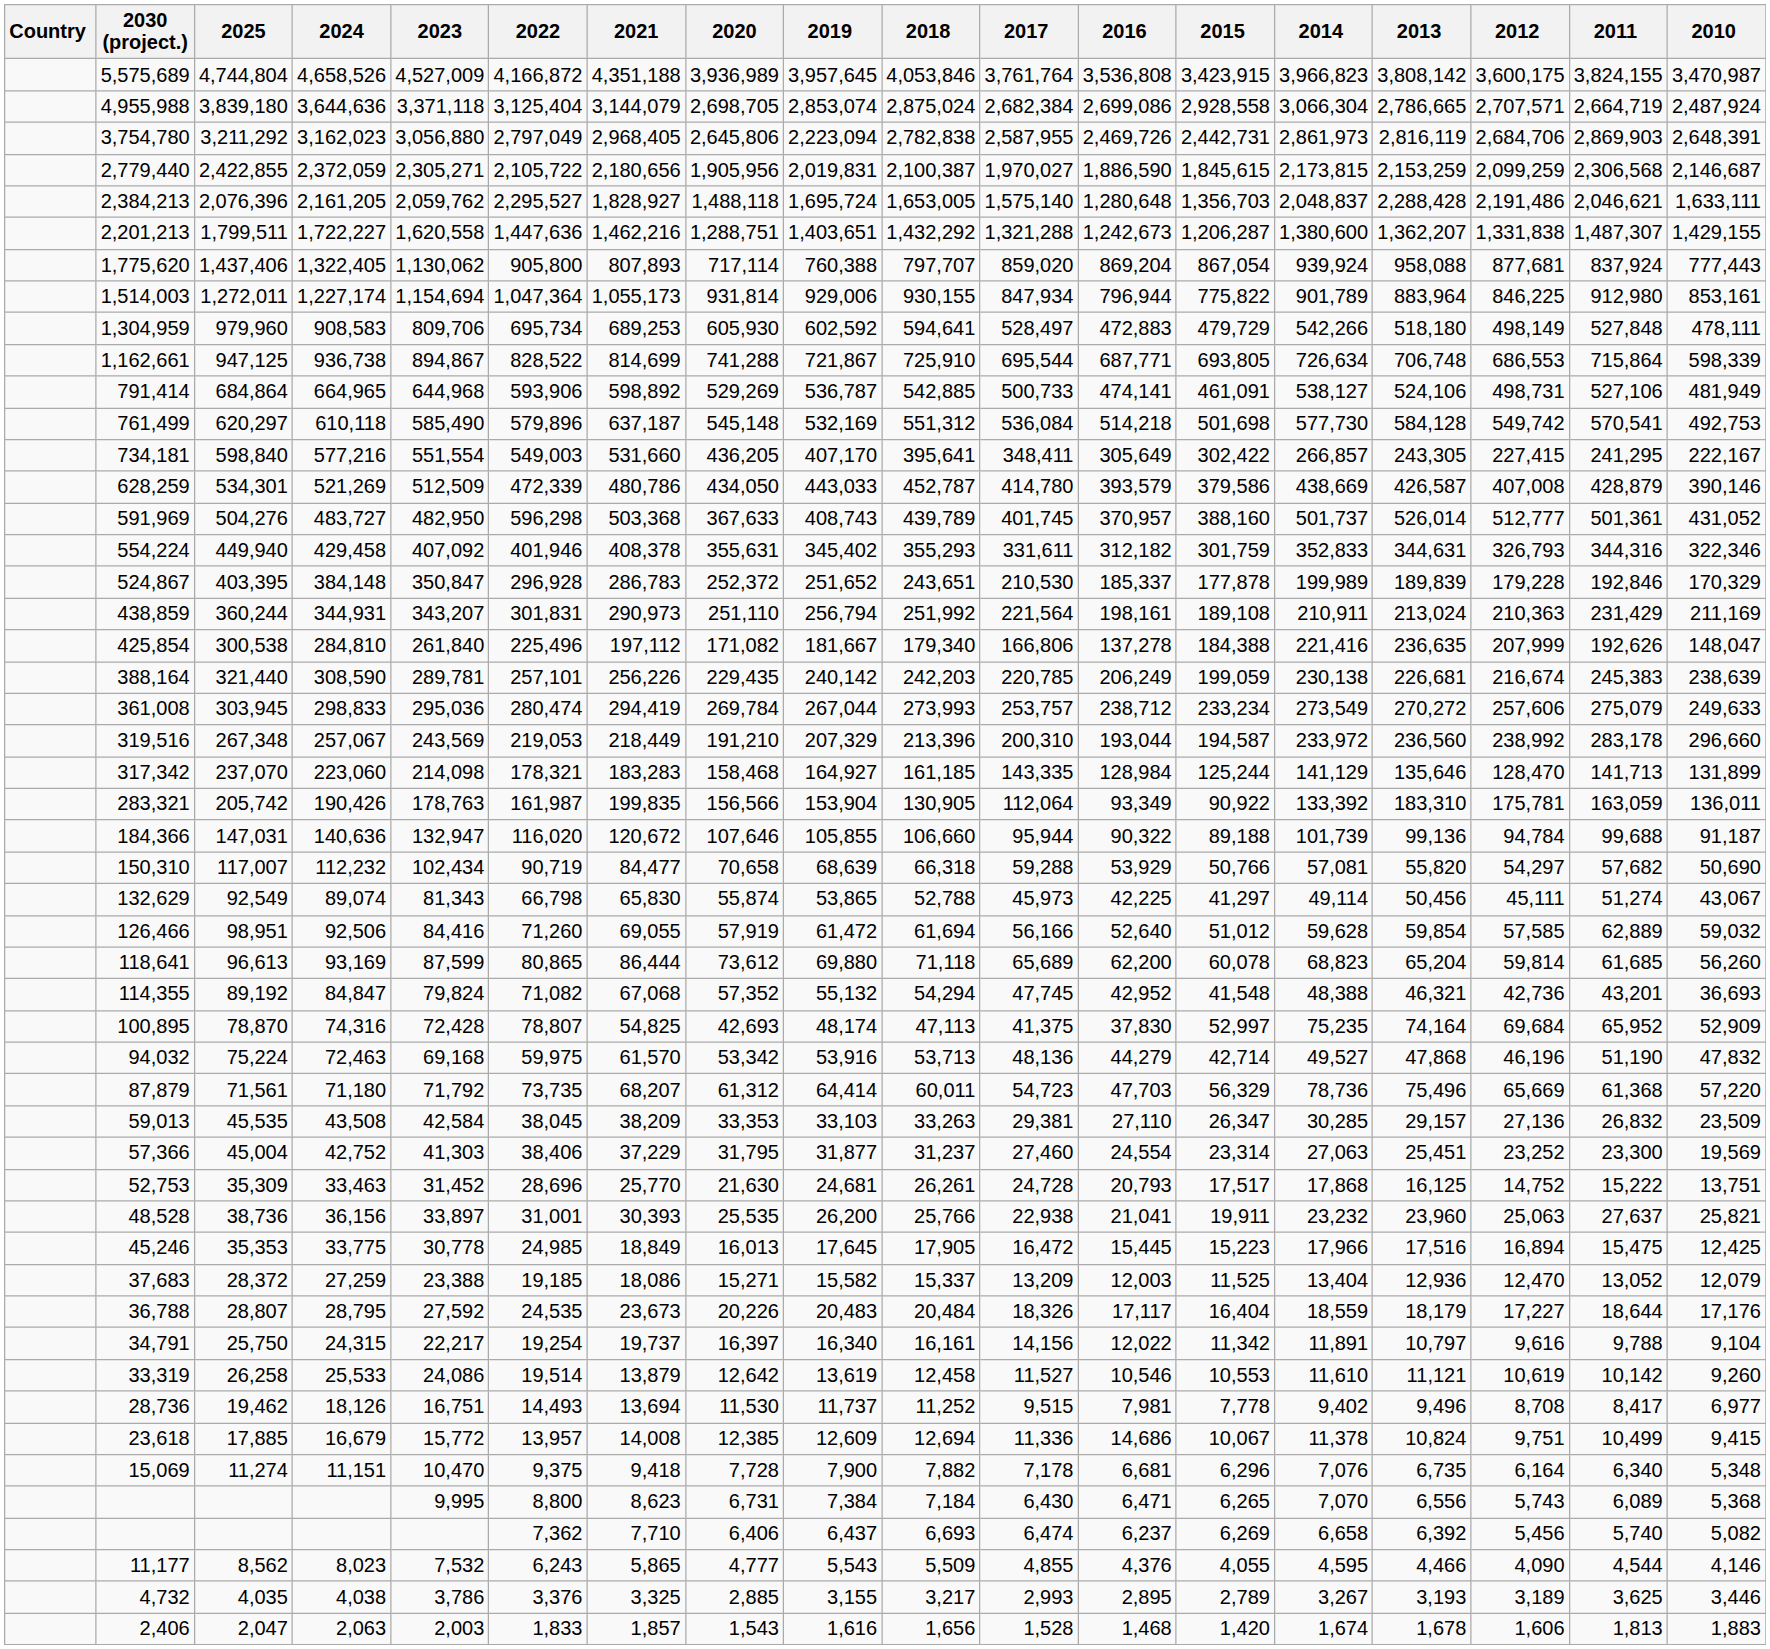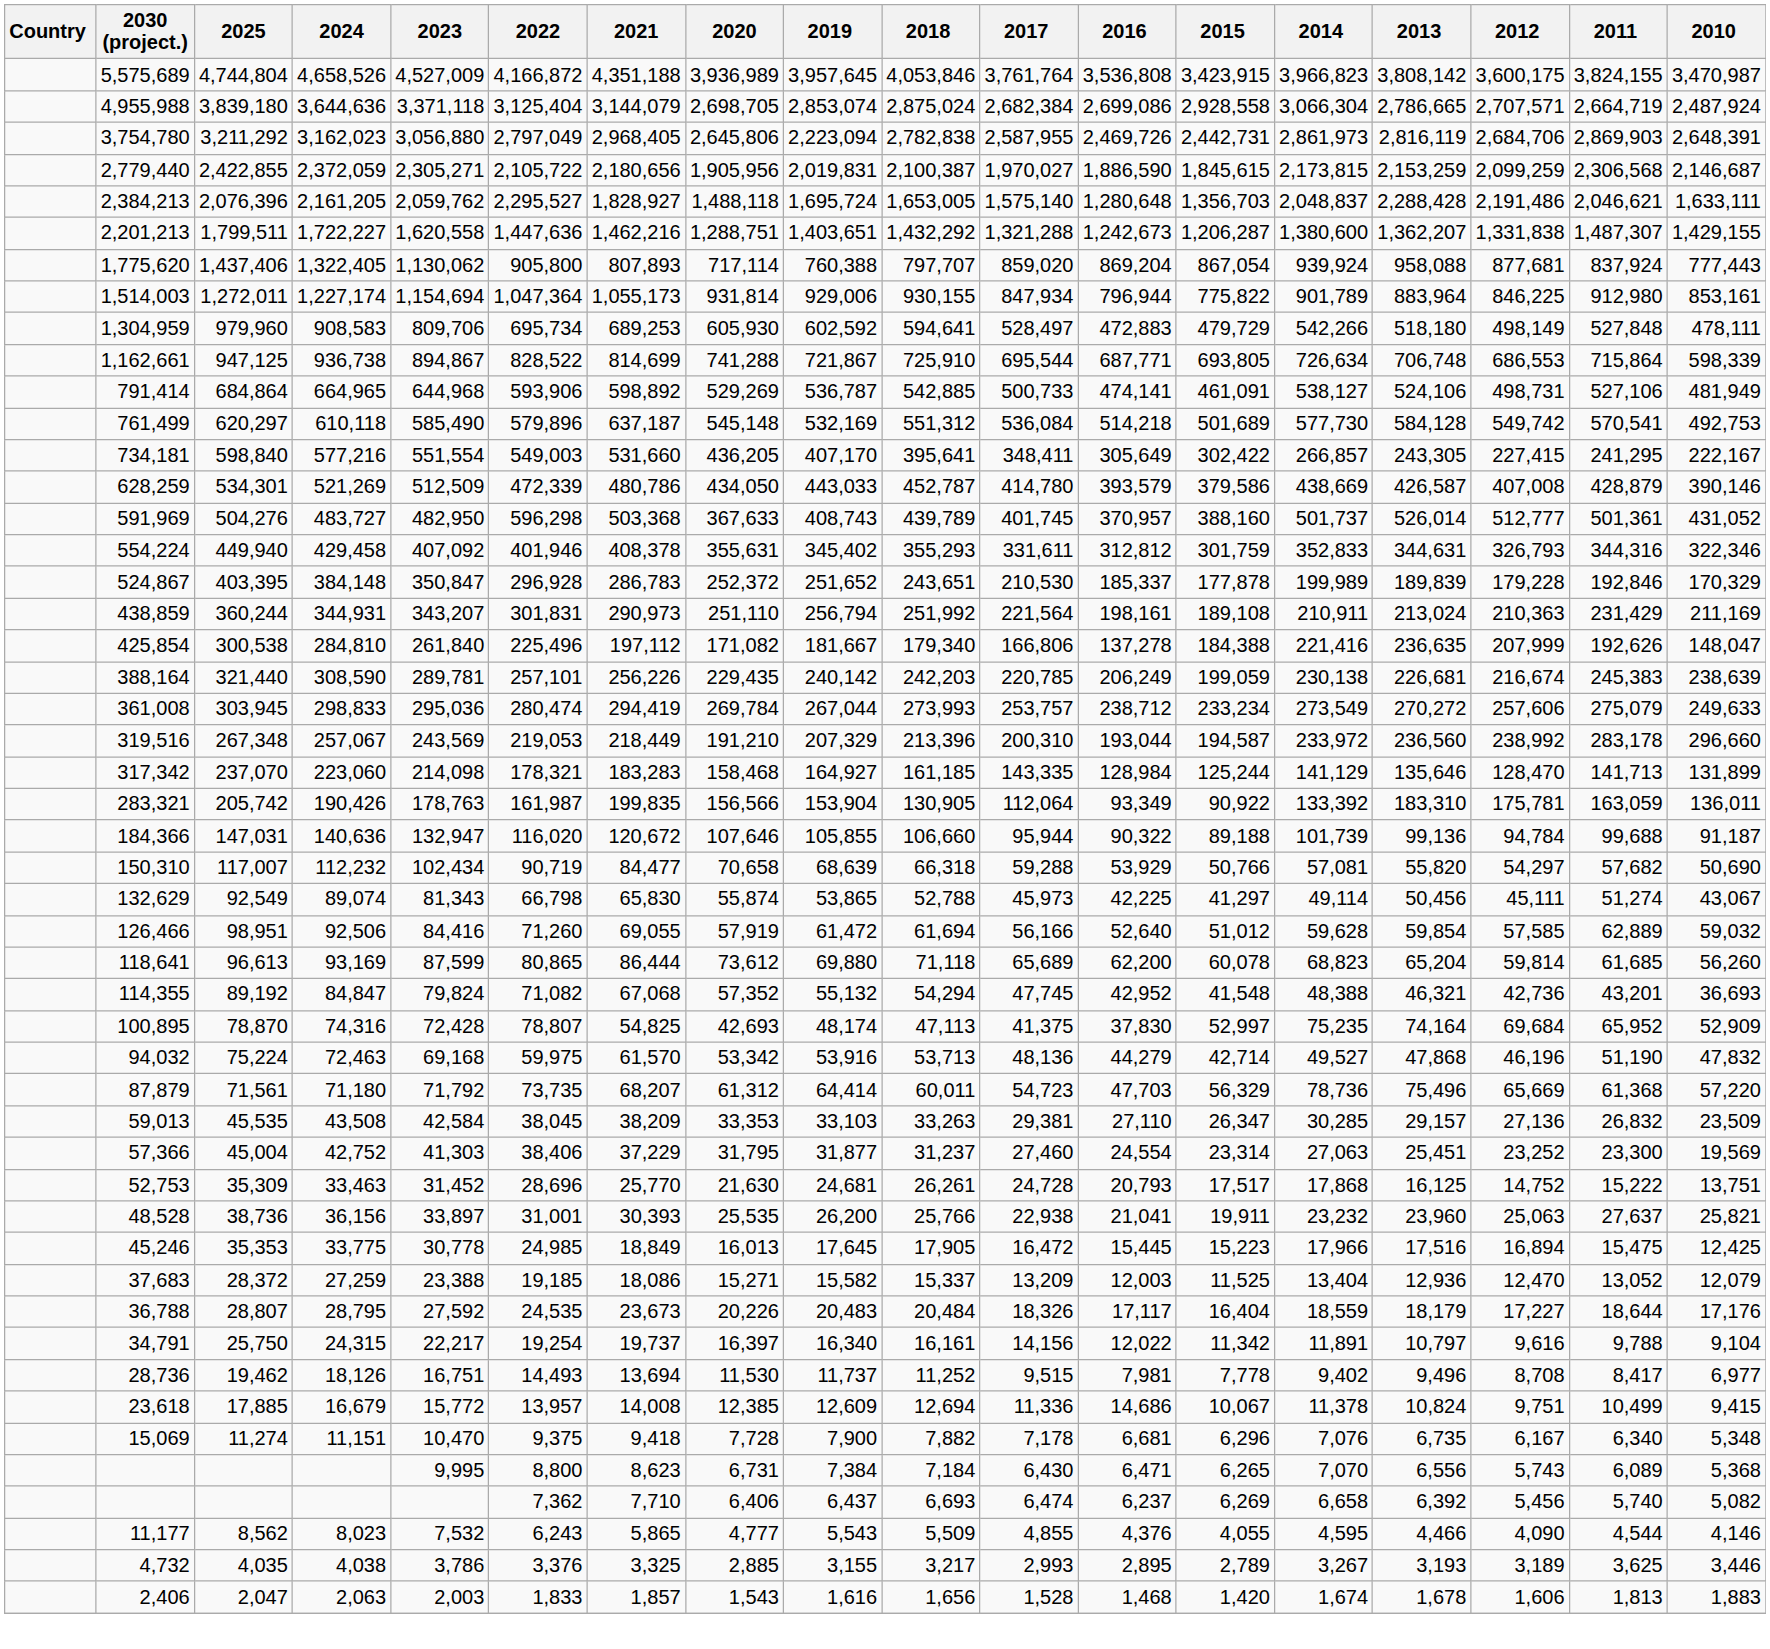(1234, 423) 501,698 -> (1234, 423) 501,689
(1136, 550) 312,182 -> (1136, 550) 312,812
- row: (159, 1375)
(1539, 1470) 6,164 -> (1539, 1438) 6,167
